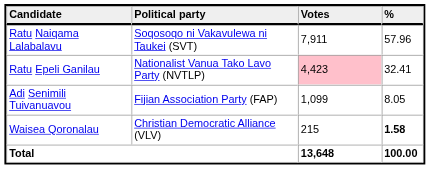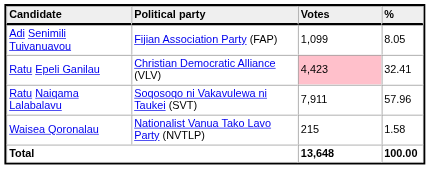rows swapped: (44, 40) <-> (40, 100)
(203, 70) Nationalist Vanua Tako Lavo Party (NVTLP) -> (205, 70) Christian Democratic Alliance (VLV)
(205, 129) Christian Democratic Alliance (VLV) -> (203, 129) Nationalist Vanua Tako Lavo Party (NVTLP)
(395, 129) bold -> (395, 129) normal
